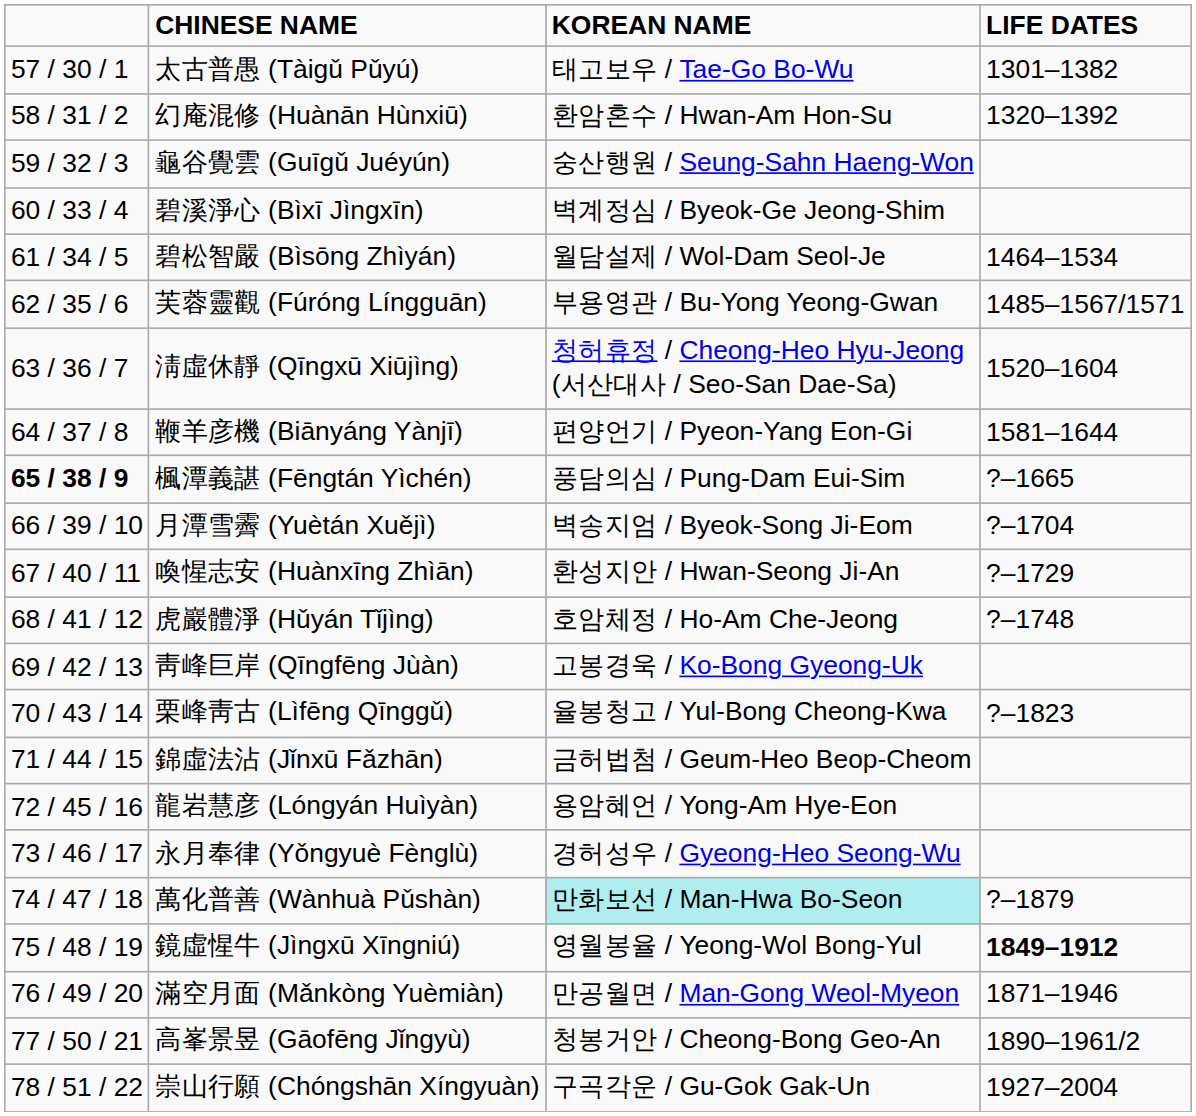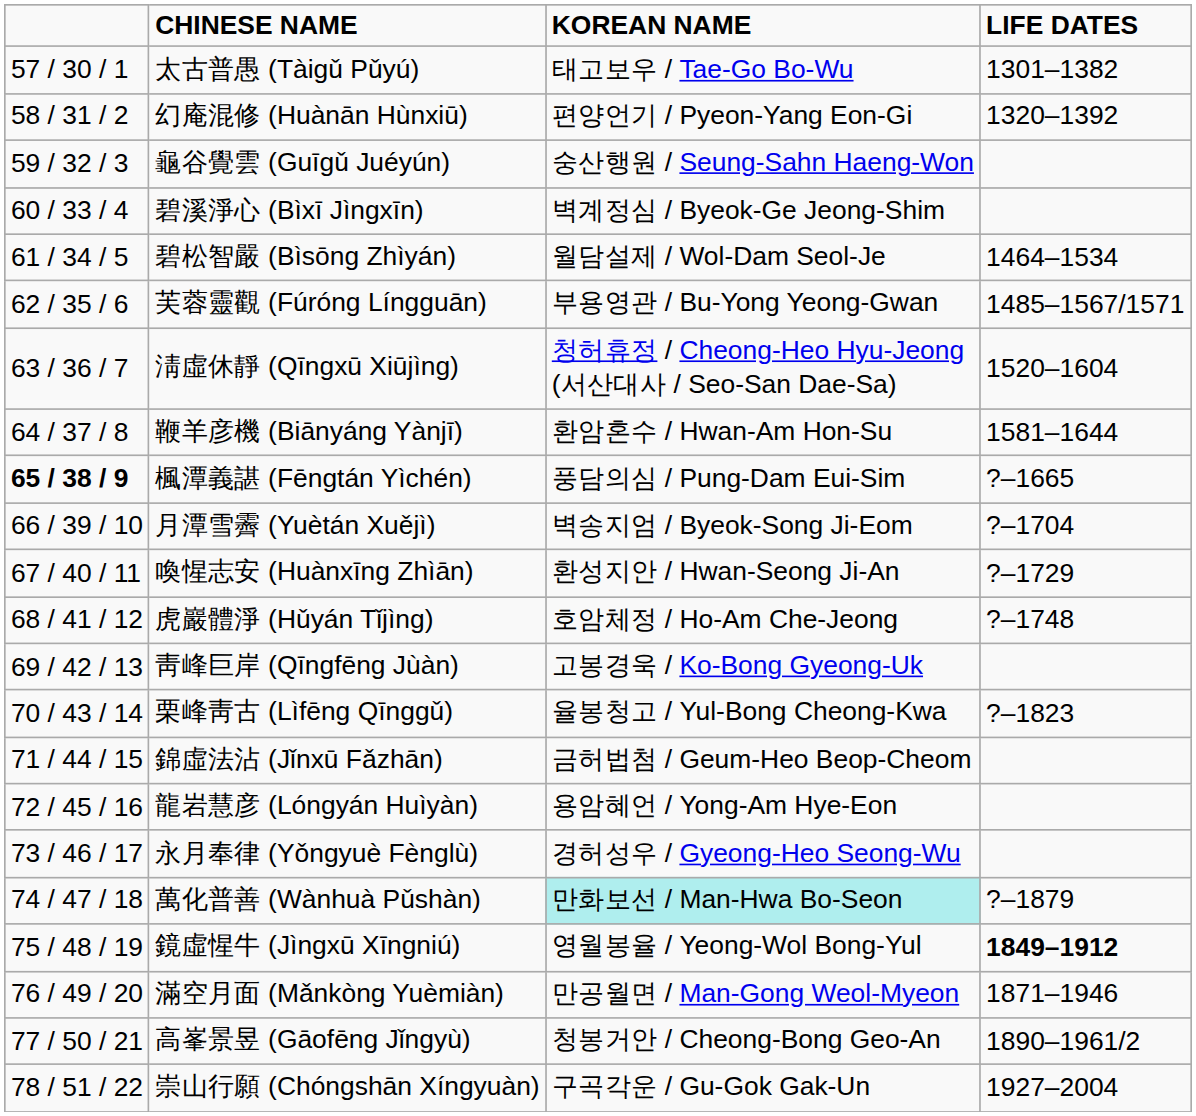(722, 115) 환암혼수 / Hwan-Am Hon-Su -> (732, 115) 편양언기 / Pyeon-Yang Eon-Gi
(732, 431) 편양언기 / Pyeon-Yang Eon-Gi -> (722, 431) 환암혼수 / Hwan-Am Hon-Su
